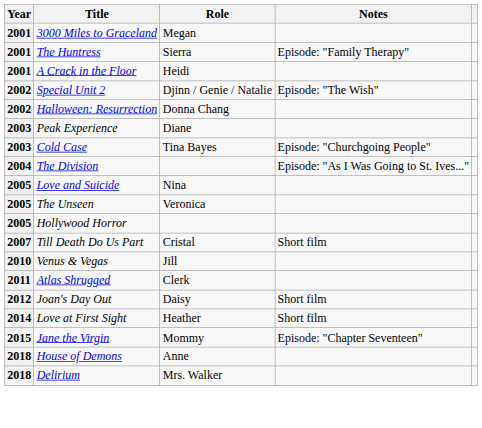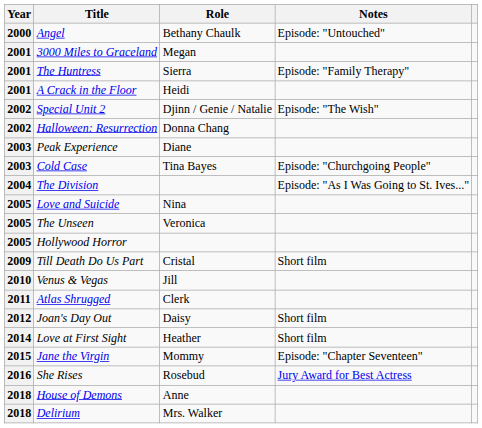+ row: (51, 33)
(19, 242) 2007 -> (19, 261) 2009
+ row: (60, 375)
